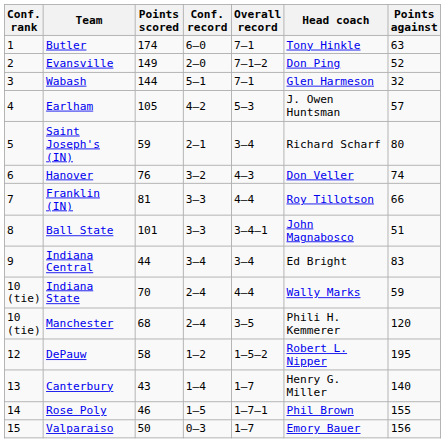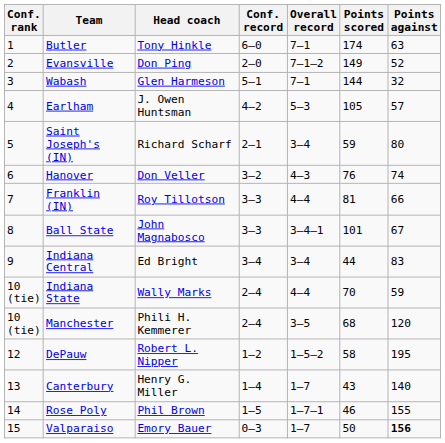columns swapped: (336, 20) <-> (159, 20)
(397, 230) 51 -> (397, 230) 67
(401, 429) normal -> (401, 429) bold
